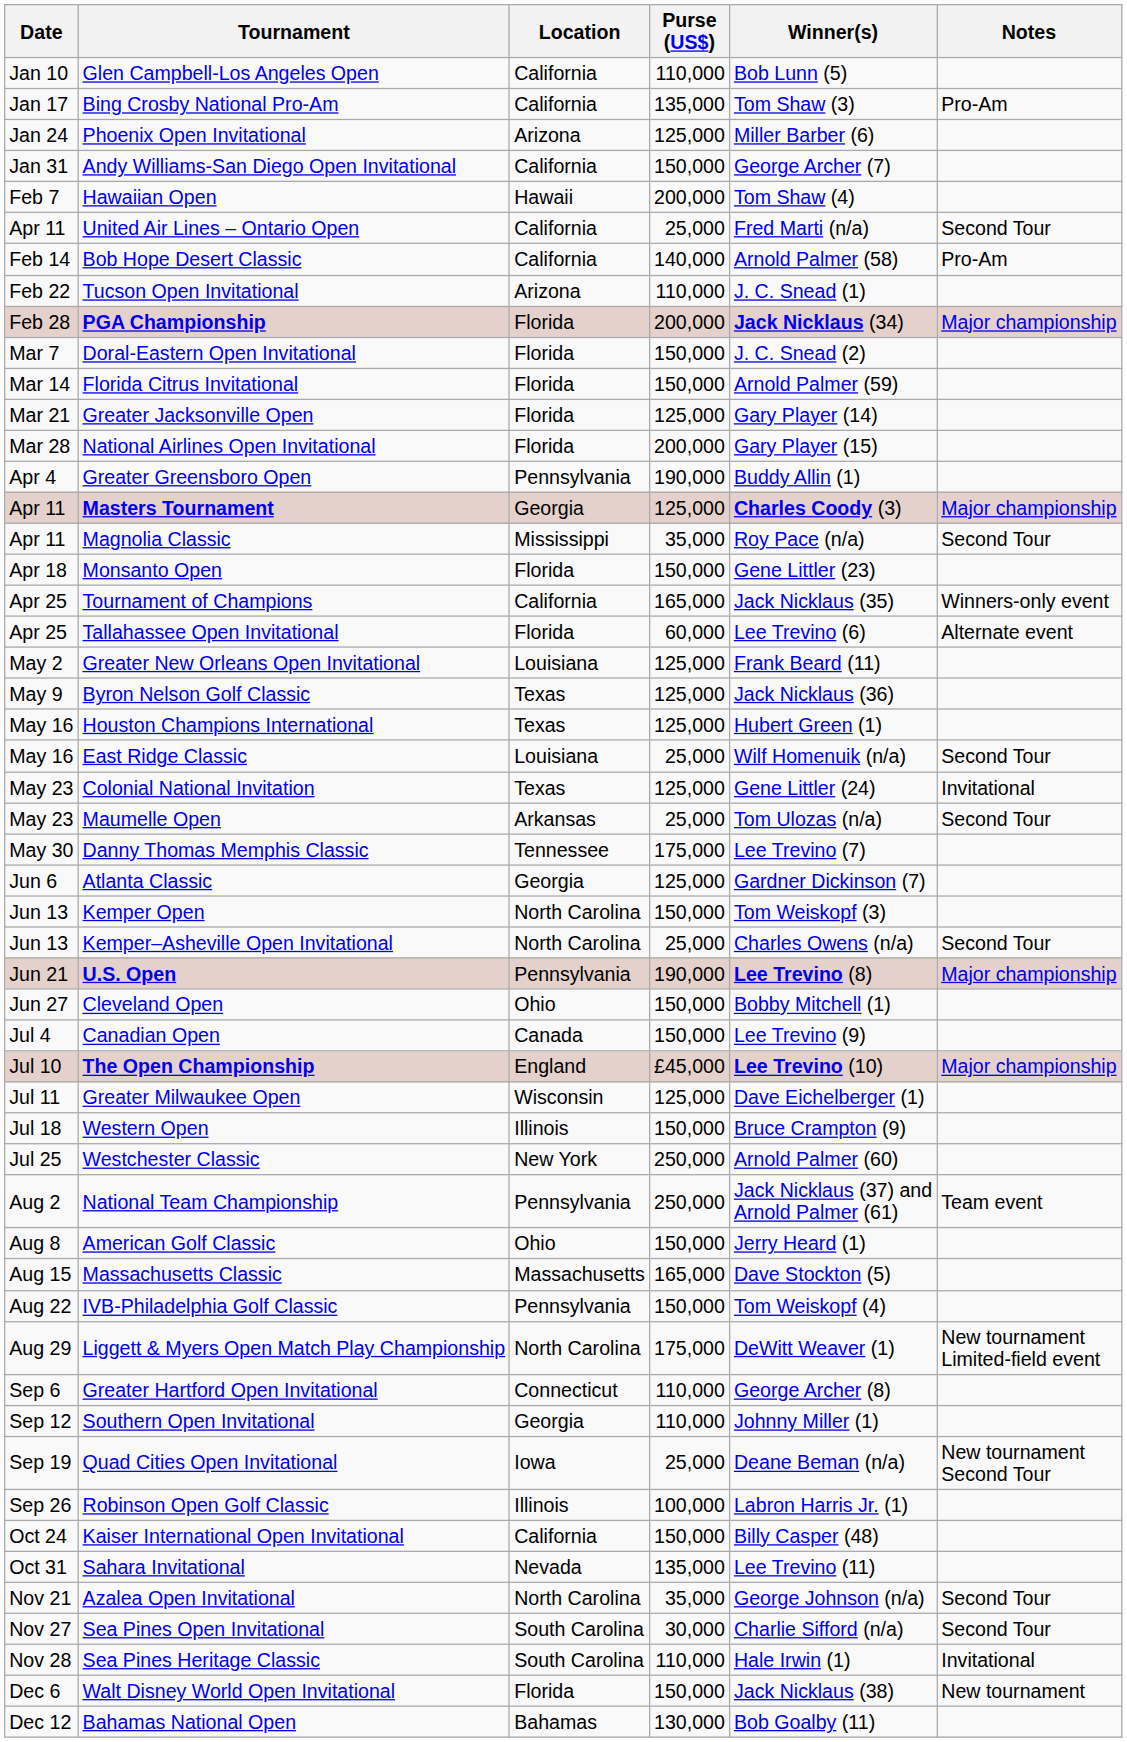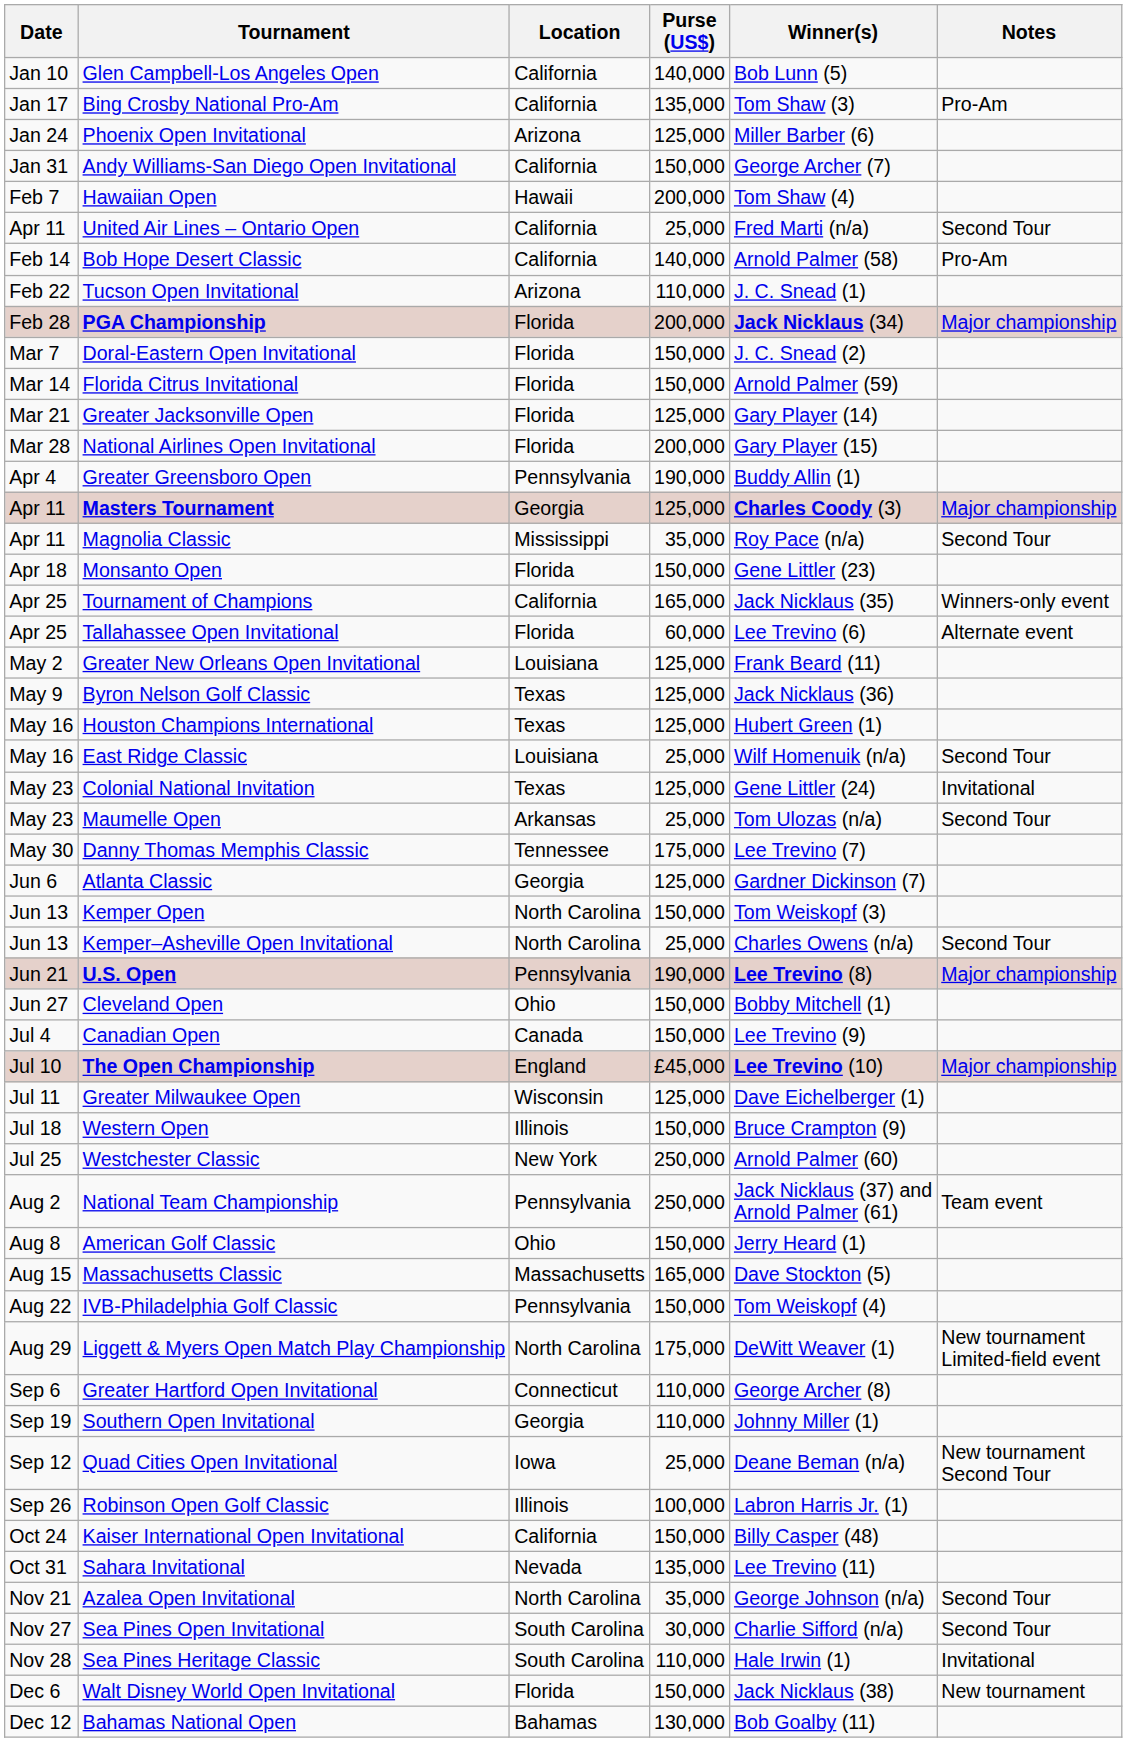(690, 73) 110,000 -> (689, 73) 140,000
(40, 1421) Sep 12 -> (40, 1421) Sep 19
(40, 1463) Sep 19 -> (40, 1463) Sep 12
